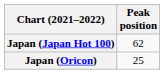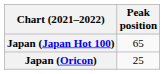(138, 43) 62 -> (138, 43) 65
